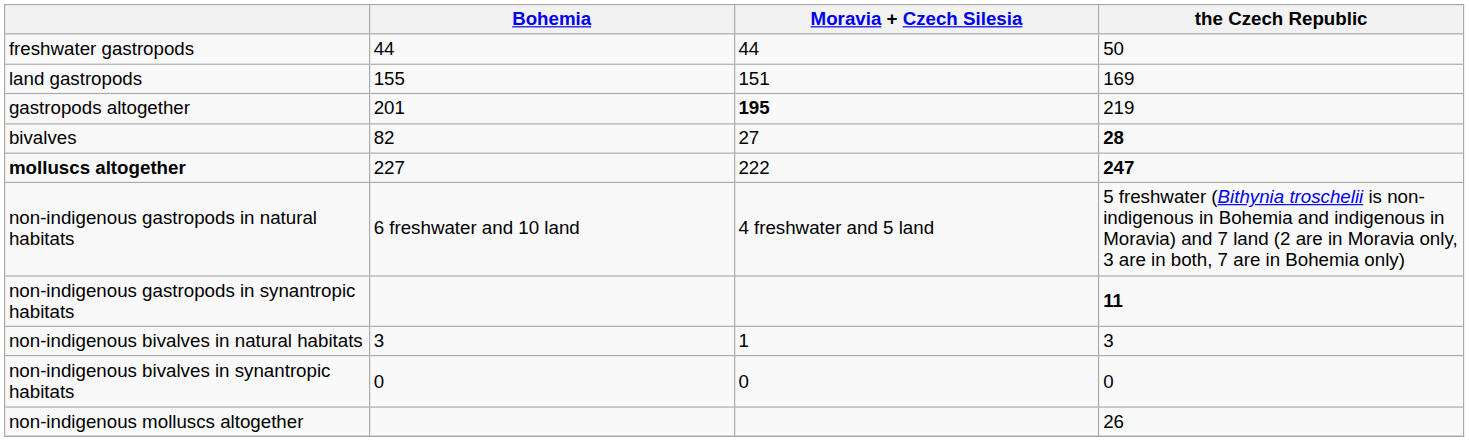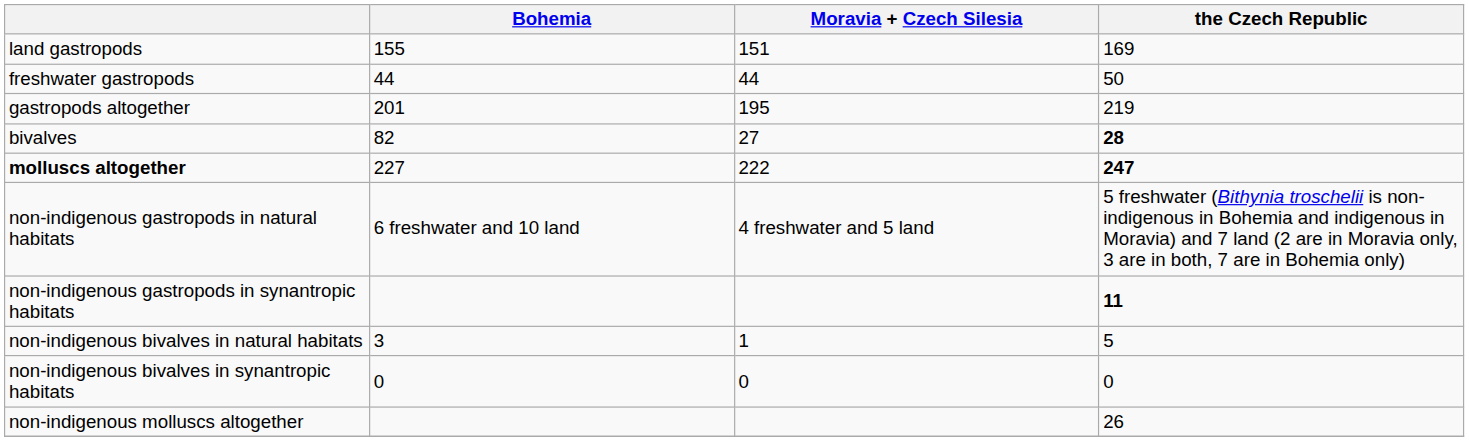rows swapped: (102, 49) <-> (76, 78)
(754, 108) bold -> (754, 108) normal
(1108, 341) 3 -> (1108, 341) 5
